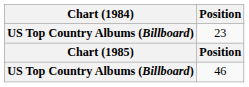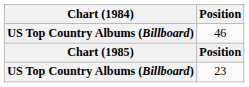rows swapped: (220, 33) <-> (220, 71)
